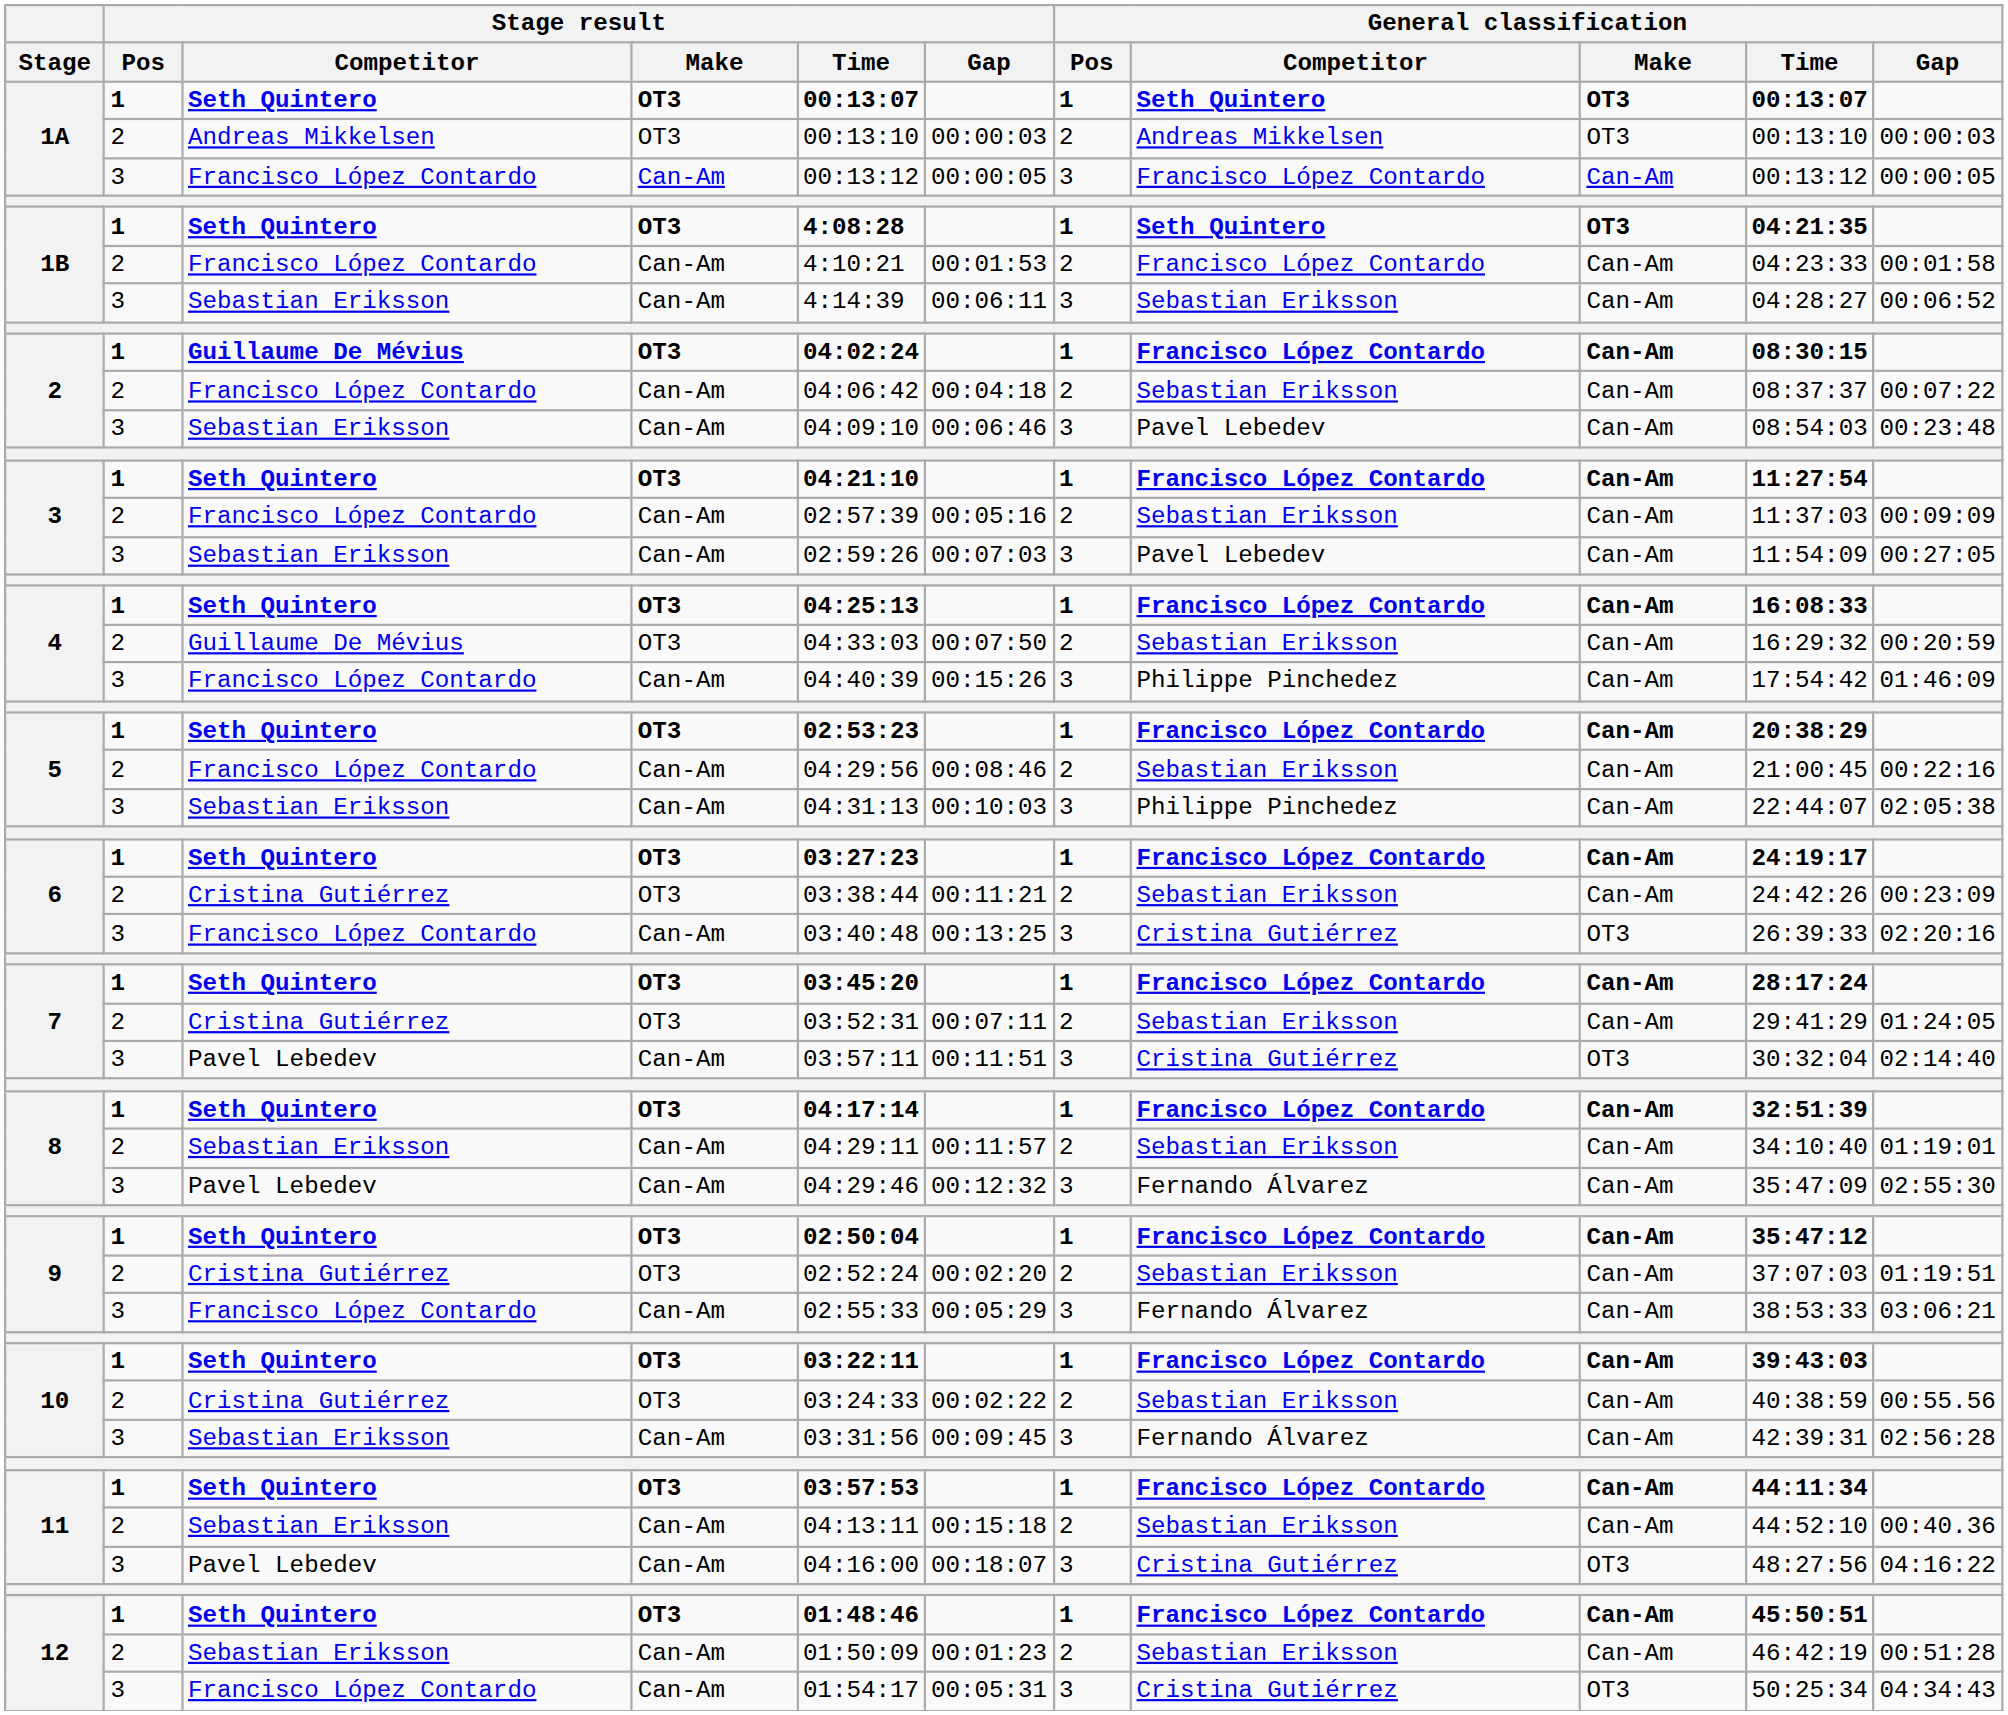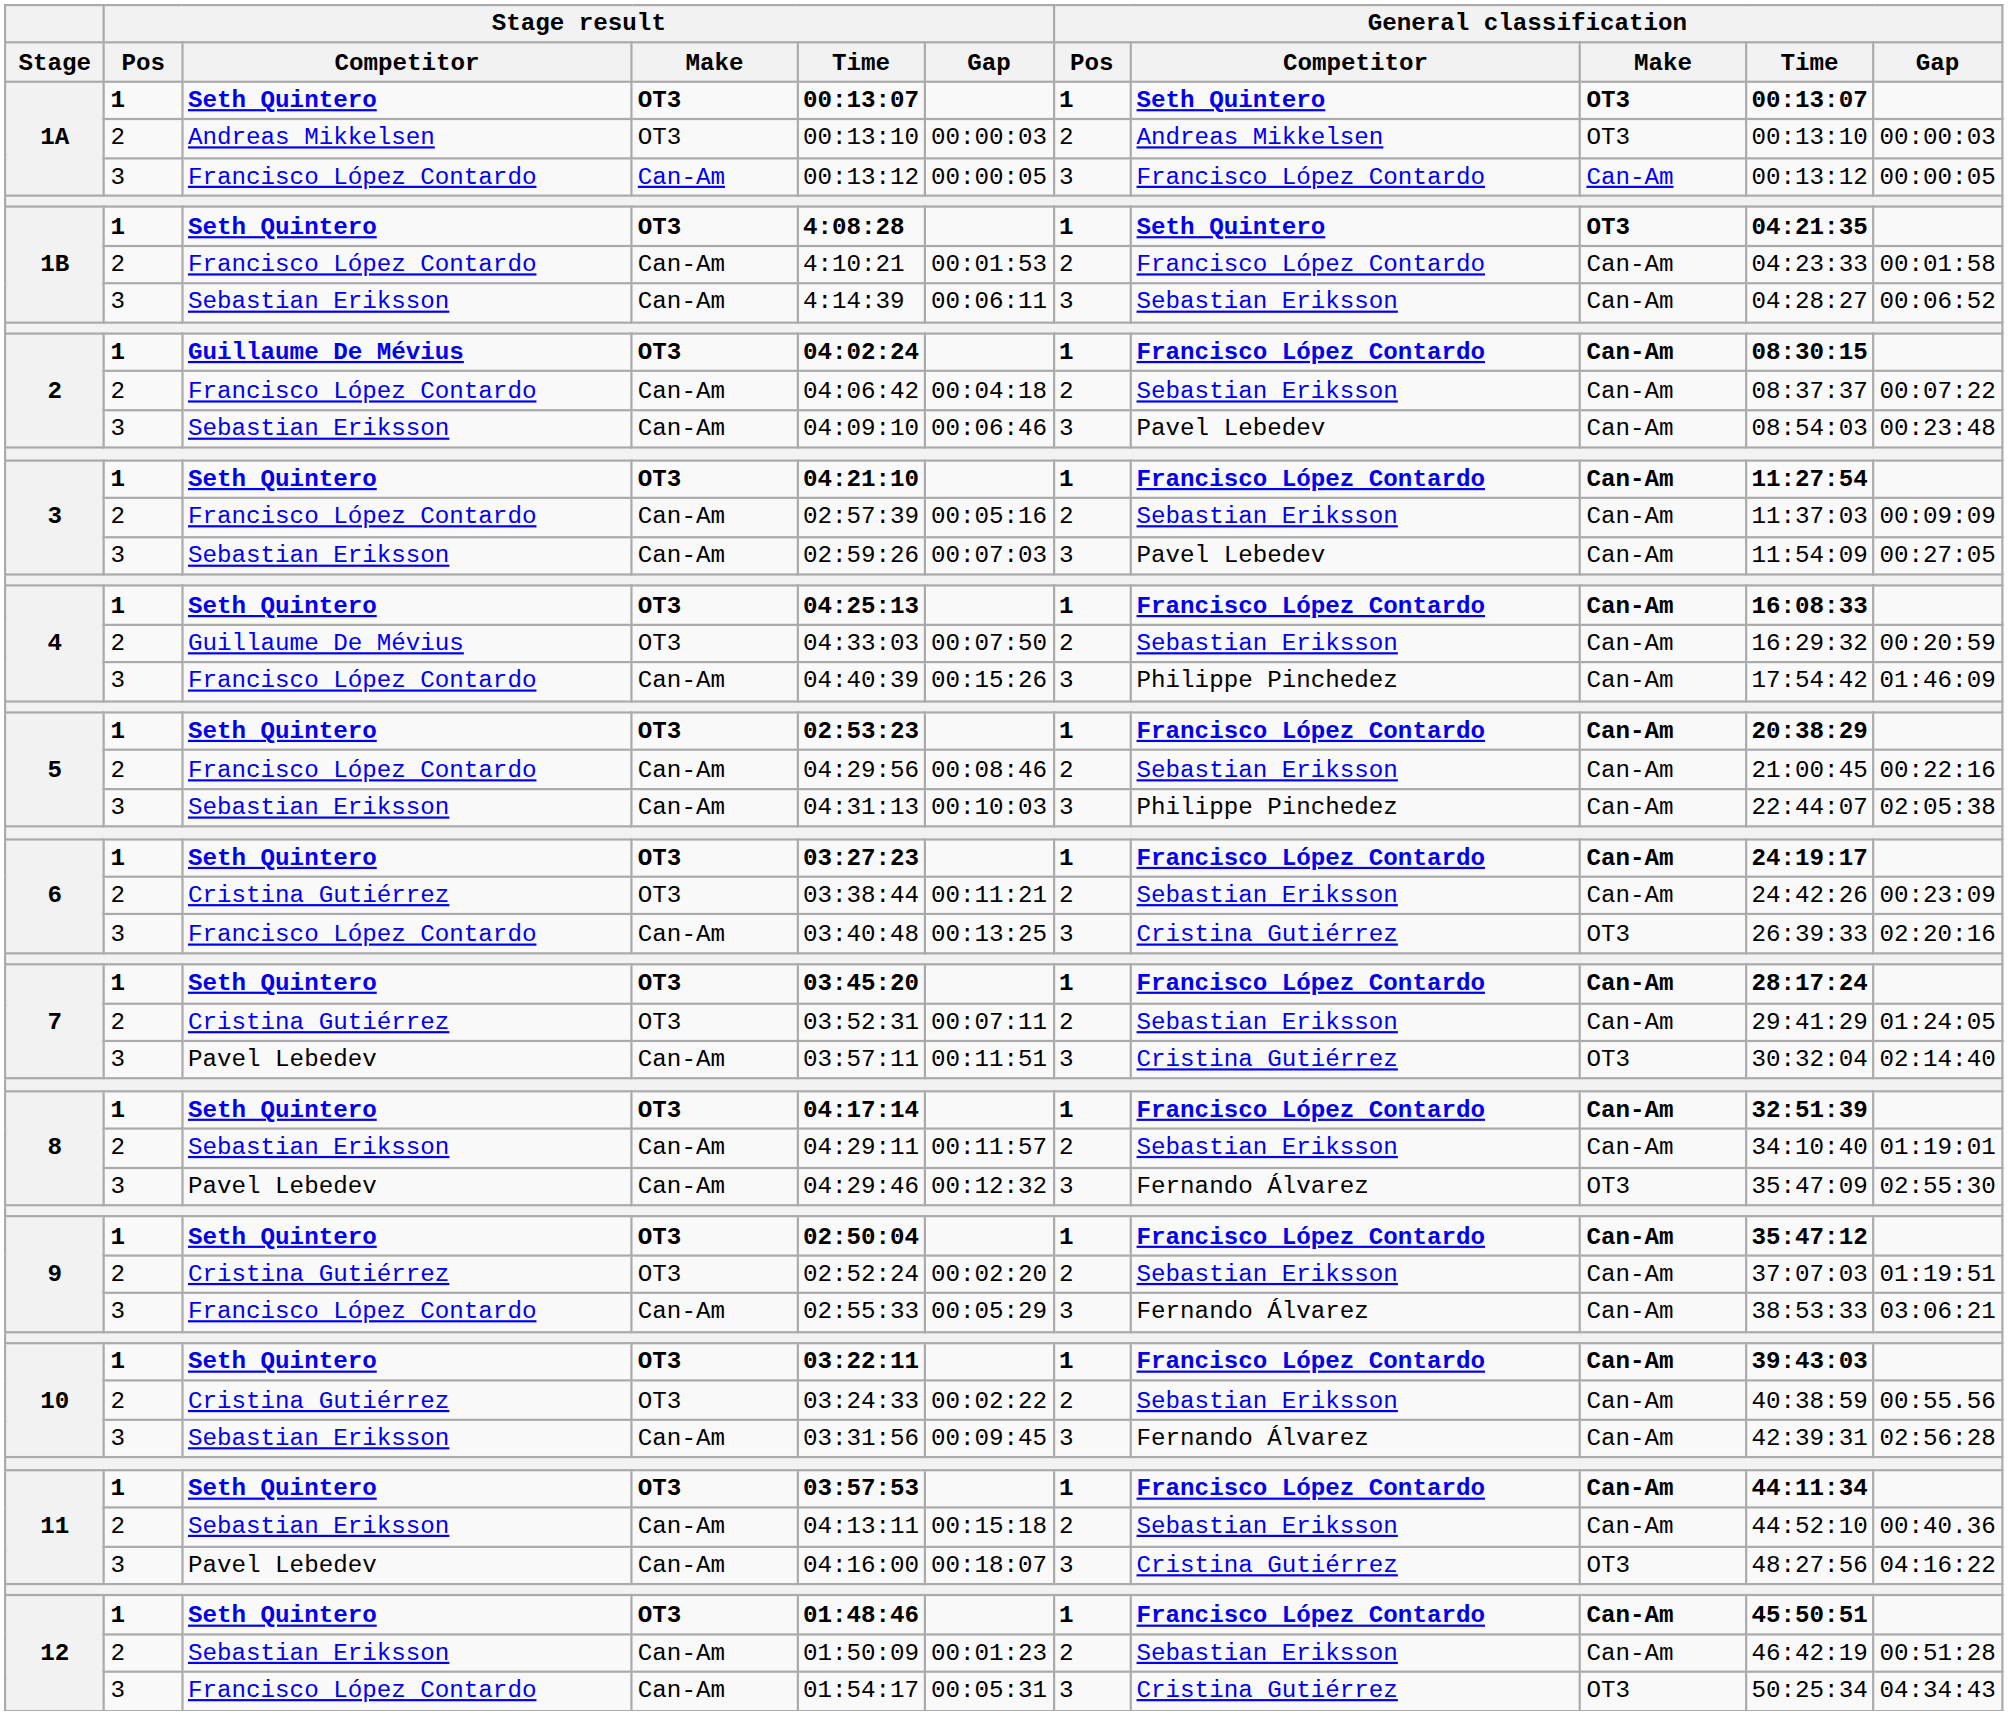(1630, 1186) Can-Am -> (1608, 1186) OT3
